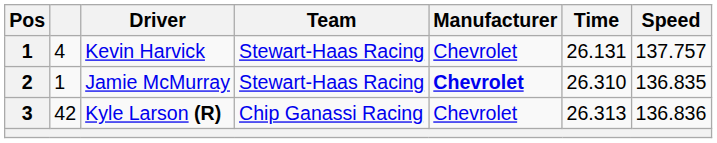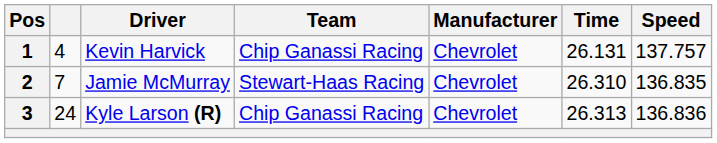(332, 51) Stewart-Haas Racing -> (331, 51) Chip Ganassi Racing
(60, 82) 1 -> (60, 82) 7
(478, 82) bold -> (475, 82) normal
(65, 113) 42 -> (65, 113) 24
